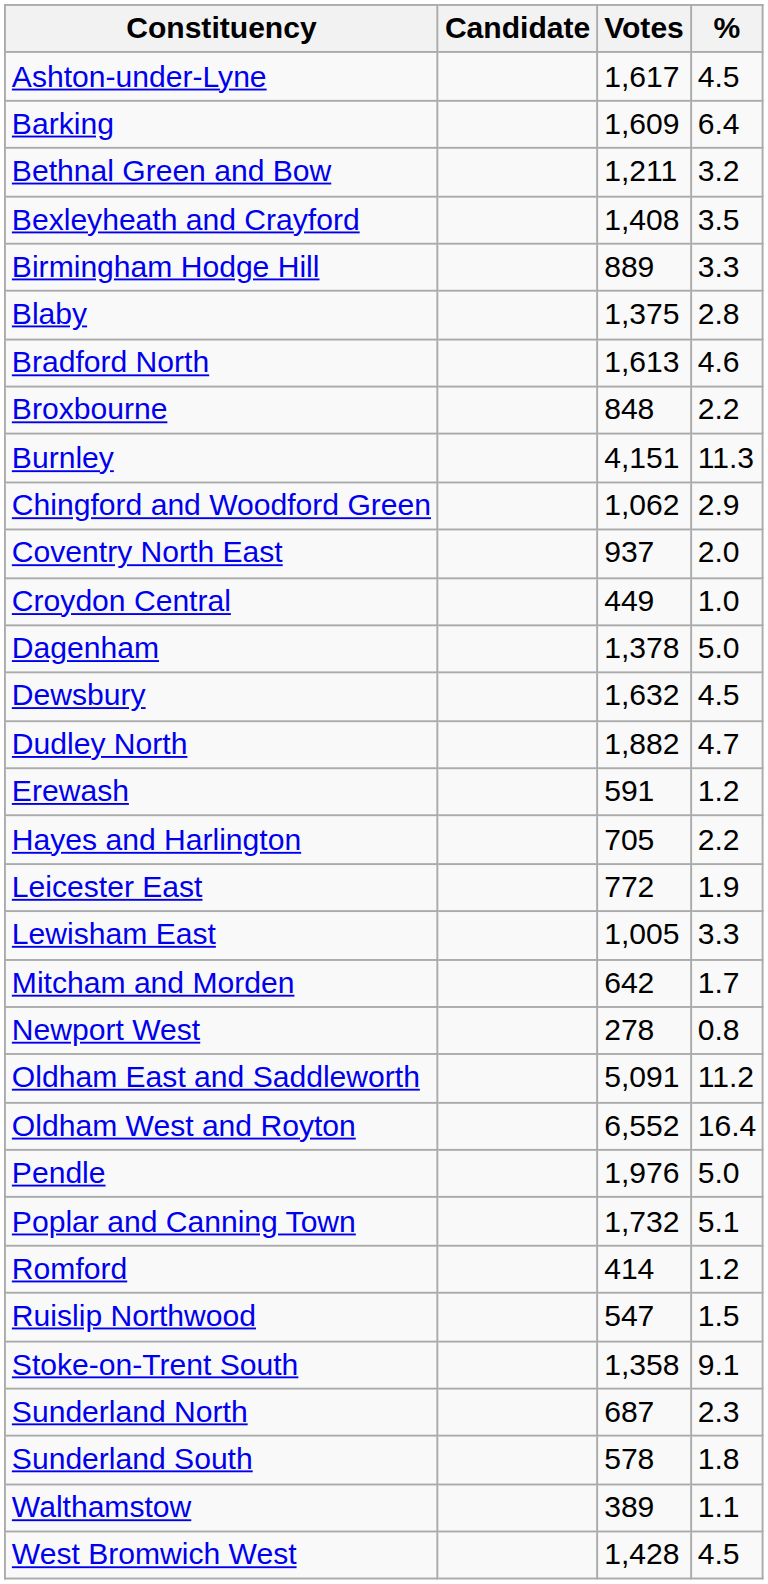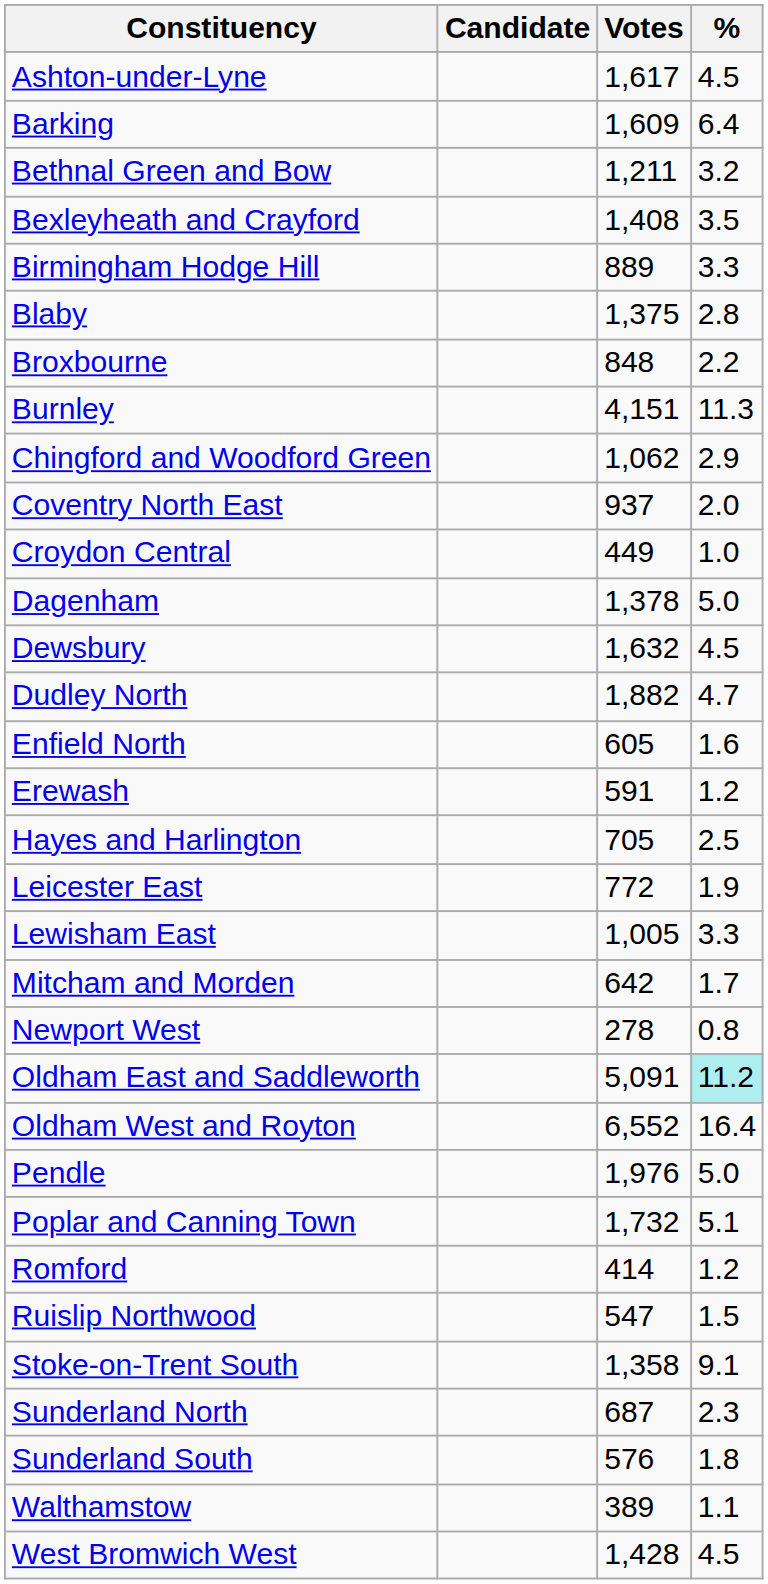- row: (111, 362)
+ row: (99, 743)
(719, 839) 2.2 -> (719, 839) 2.5
(726, 1077) no background -> (726, 1077) paleturquoise background
(629, 1459) 578 -> (629, 1459) 576
